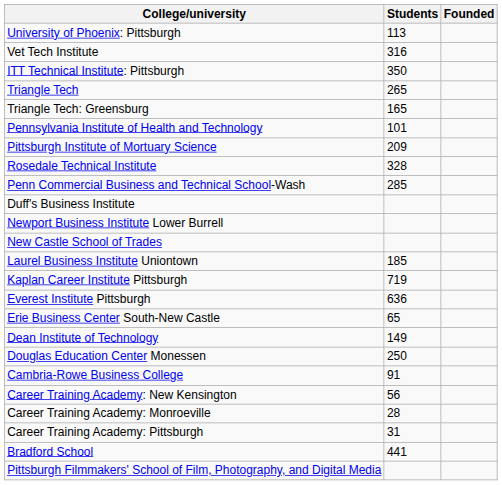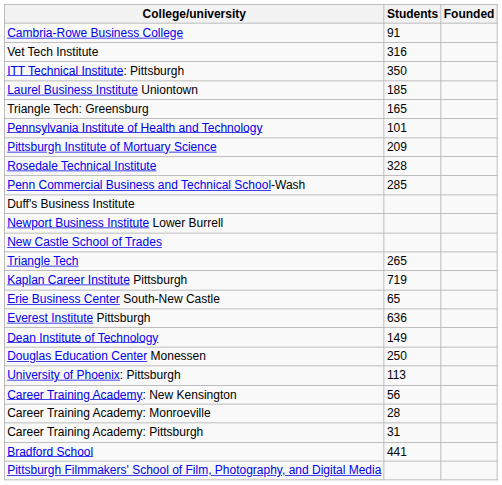rows swapped: (94, 33) <-> (95, 375)
rows swapped: (43, 90) <-> (103, 261)
rows swapped: (114, 318) <-> (79, 299)
